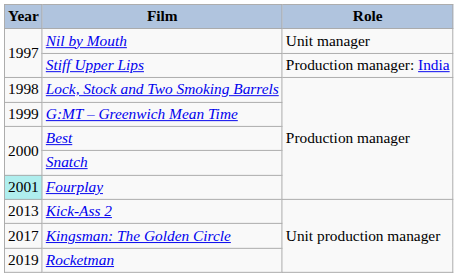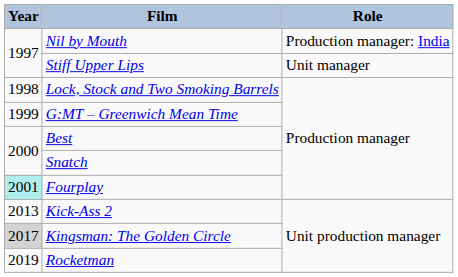(328, 41) Unit manager -> (368, 41) Production manager: India
(368, 65) Production manager: India -> (328, 65) Unit manager
(23, 235) no background -> (23, 235) lightgrey background
